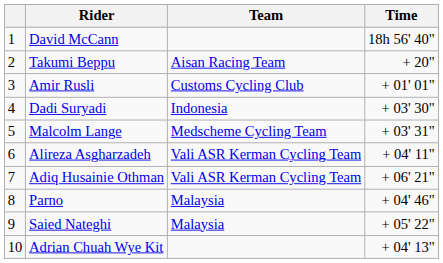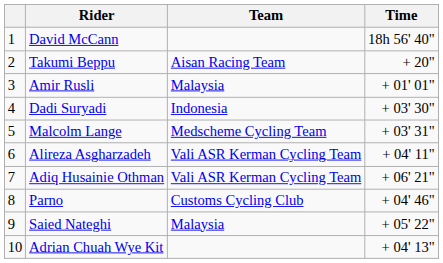(237, 85) Customs Cycling Club -> (198, 85) Malaysia
(198, 200) Malaysia -> (237, 200) Customs Cycling Club
